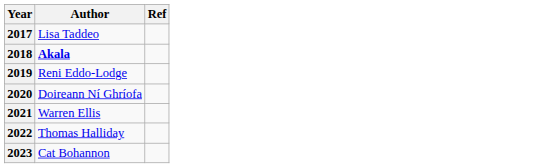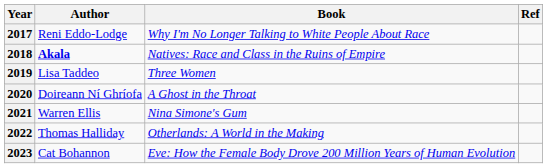+ column: (331, 14)
(68, 34) Lisa Taddeo -> (83, 34) Reni Eddo-Lodge
(83, 73) Reni Eddo-Lodge -> (68, 73) Lisa Taddeo
